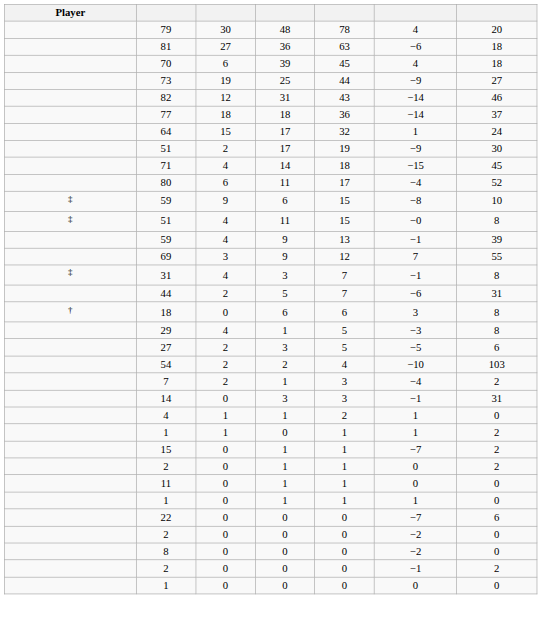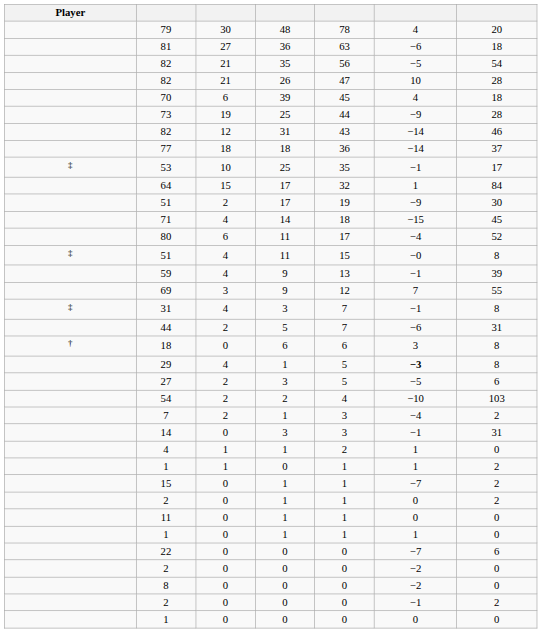+ row: (166, 64)
+ row: (166, 81)
(497, 81) 27 -> (497, 115) 28
+ row: (166, 167)
(497, 132) 24 -> (497, 185) 84
- row: (166, 201)
(416, 330) normal -> (416, 364) bold
